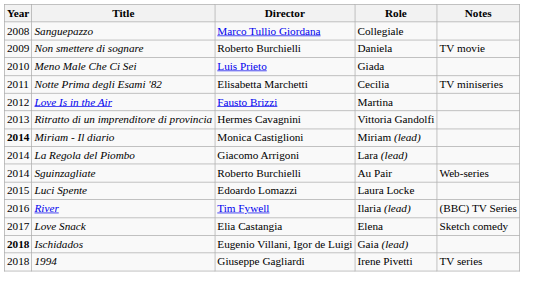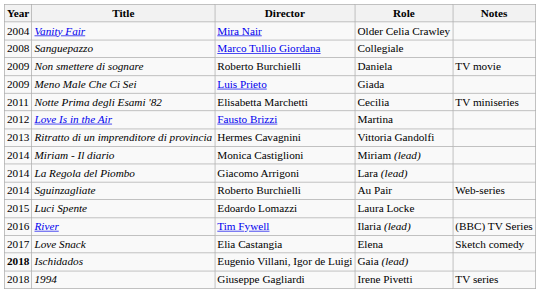+ row: (60, 31)
(18, 66) 2010 -> (18, 84) 2009
(18, 137) bold -> (18, 155) normal
